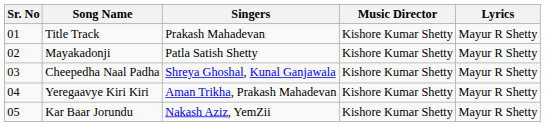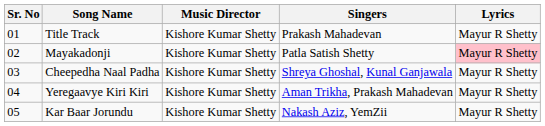columns swapped: (397, 14) <-> (251, 14)
(498, 53) no background -> (498, 53) pink background
